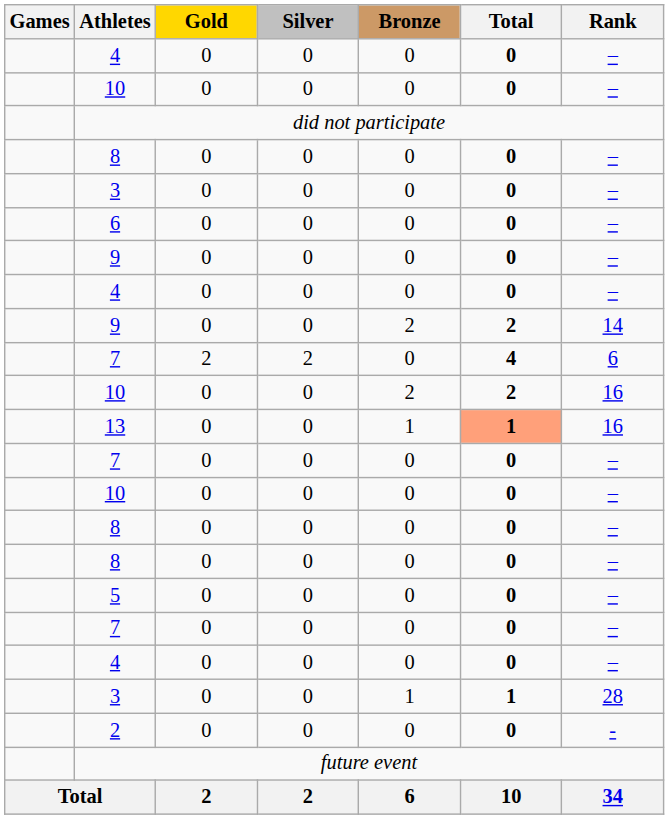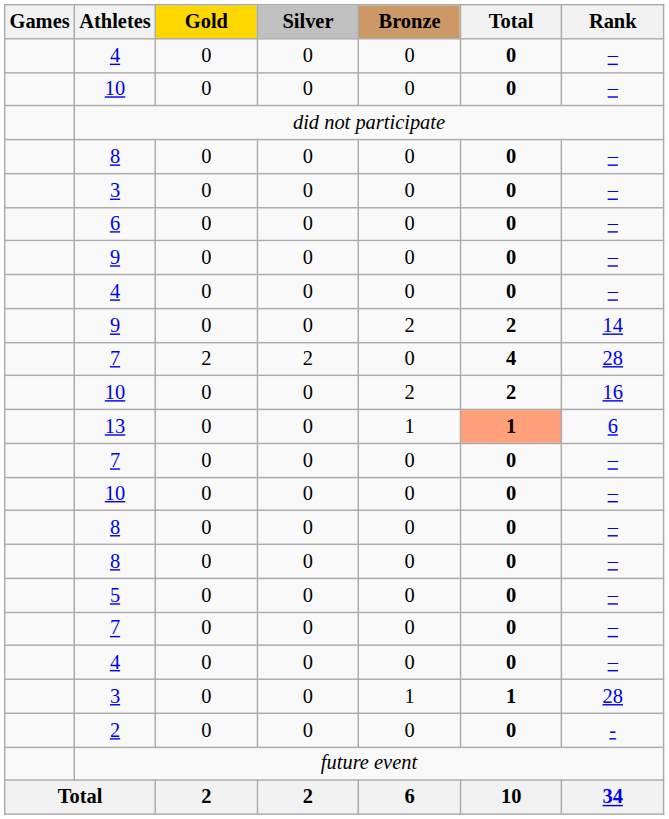(613, 359) 6 -> (613, 359) 28
(613, 426) 16 -> (613, 426) 6
